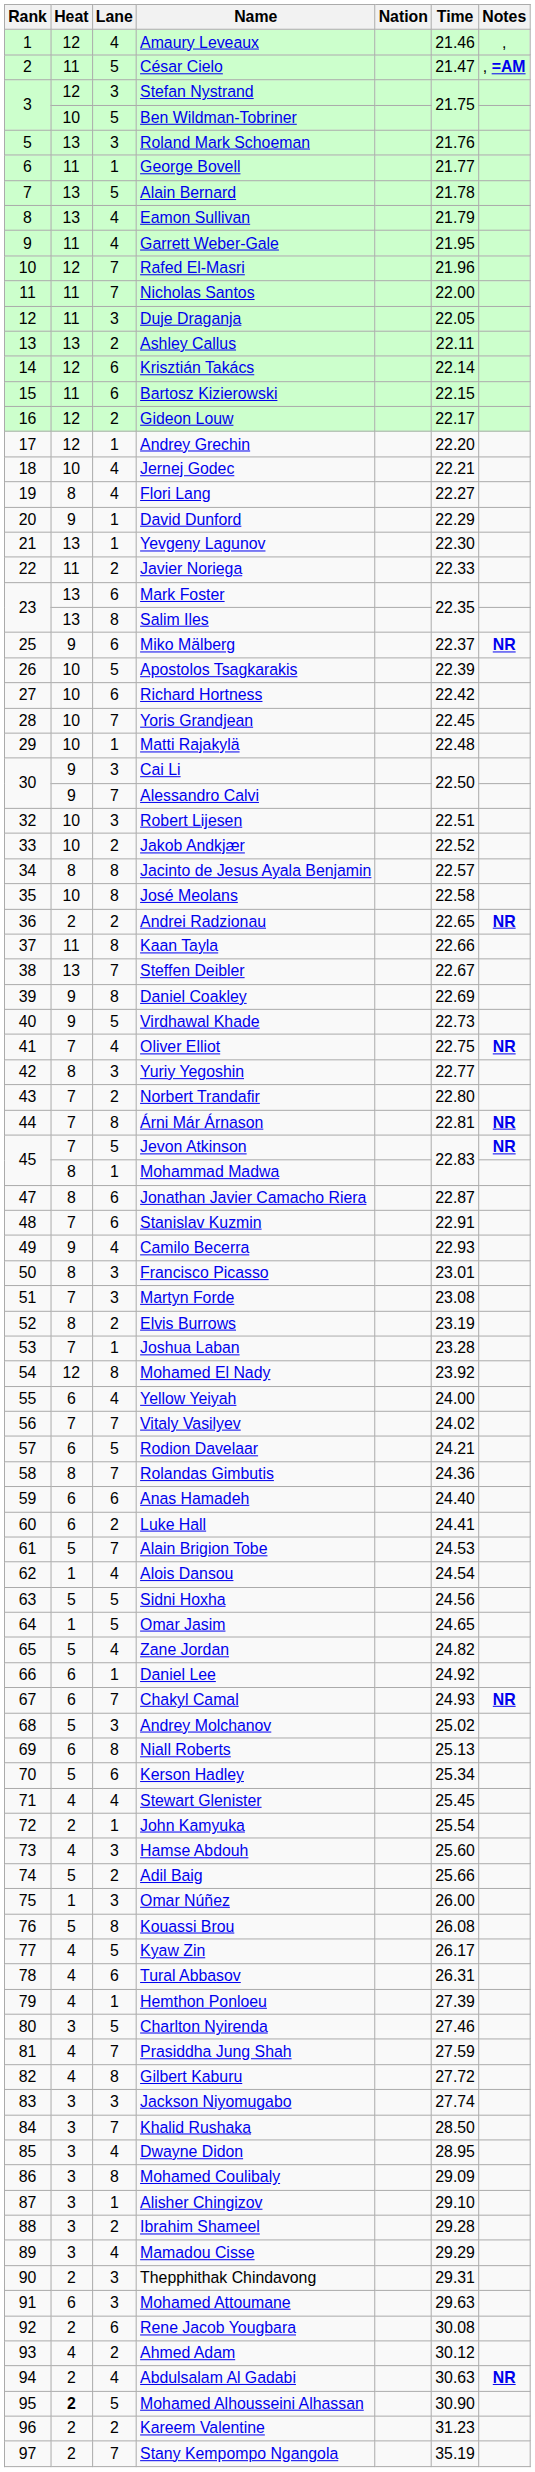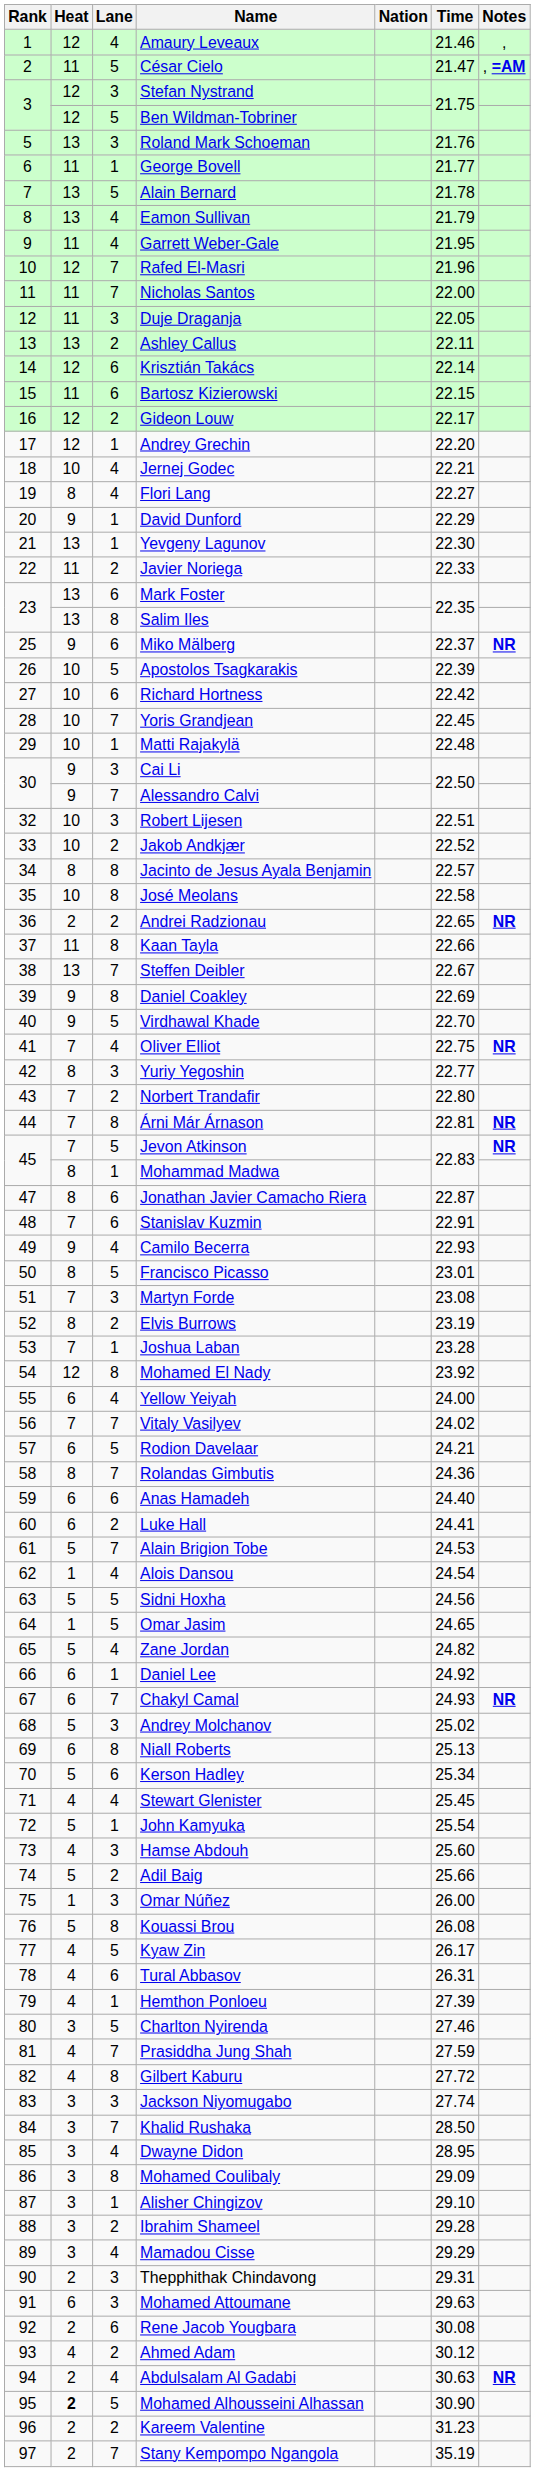(71, 117) 10 -> (71, 117) 12
(455, 1021) 22.73 -> (455, 1021) 22.70
(114, 1273) 3 -> (114, 1273) 5
(71, 1825) 2 -> (71, 1825) 5
